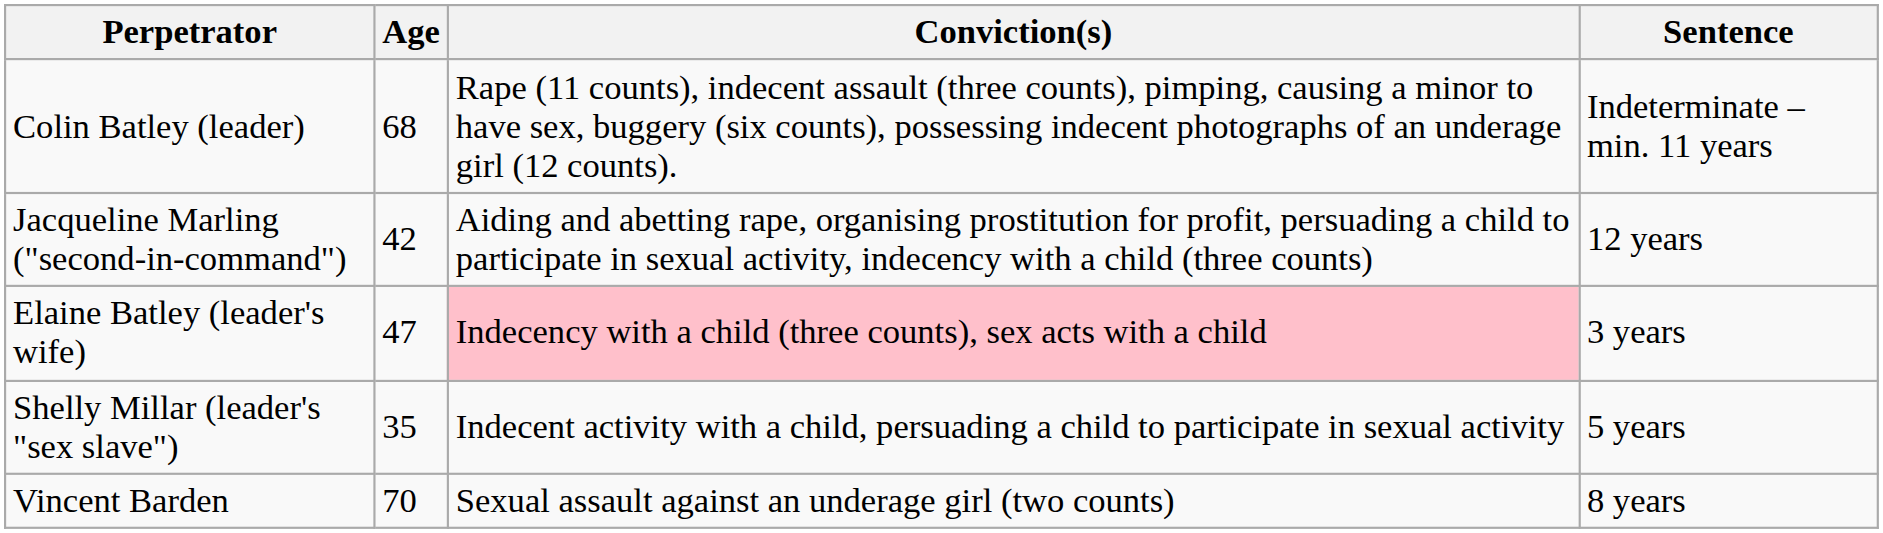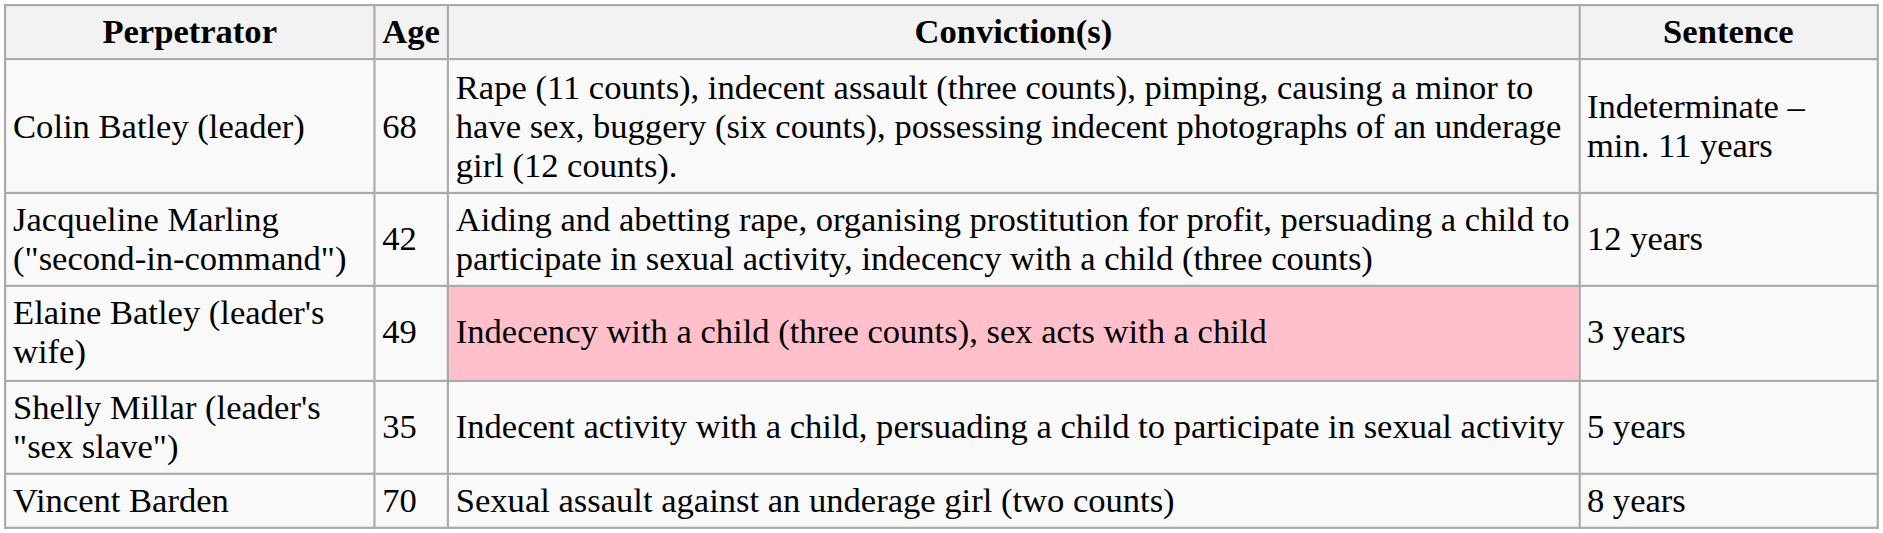(400, 332) 47 -> (400, 332) 49
